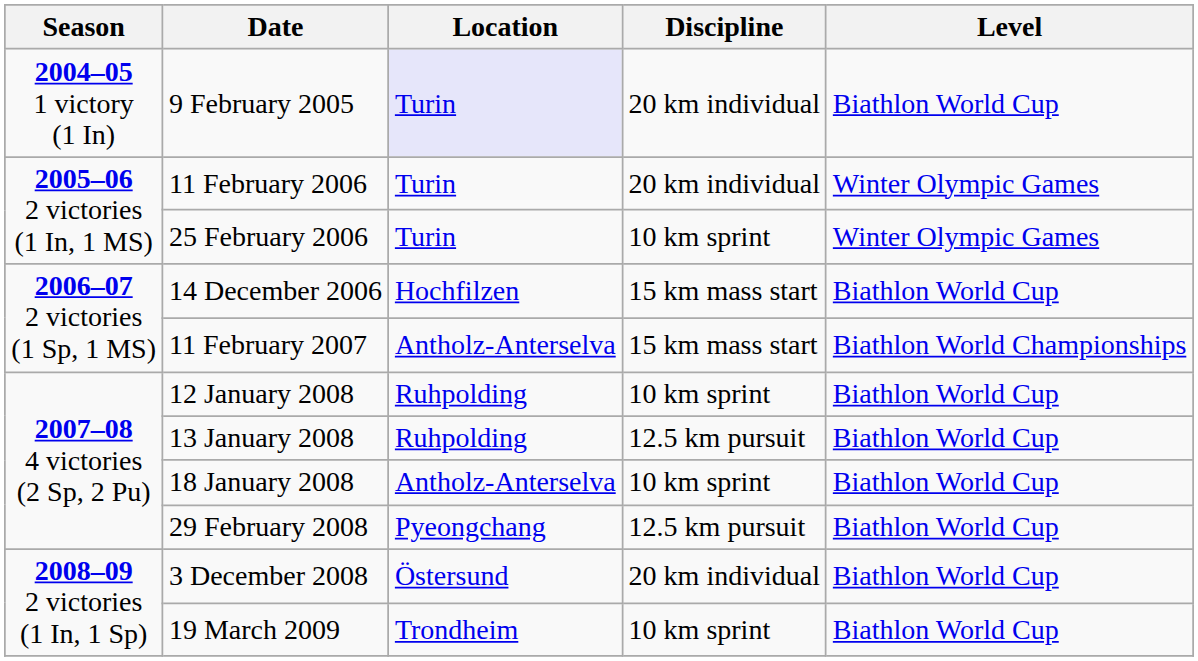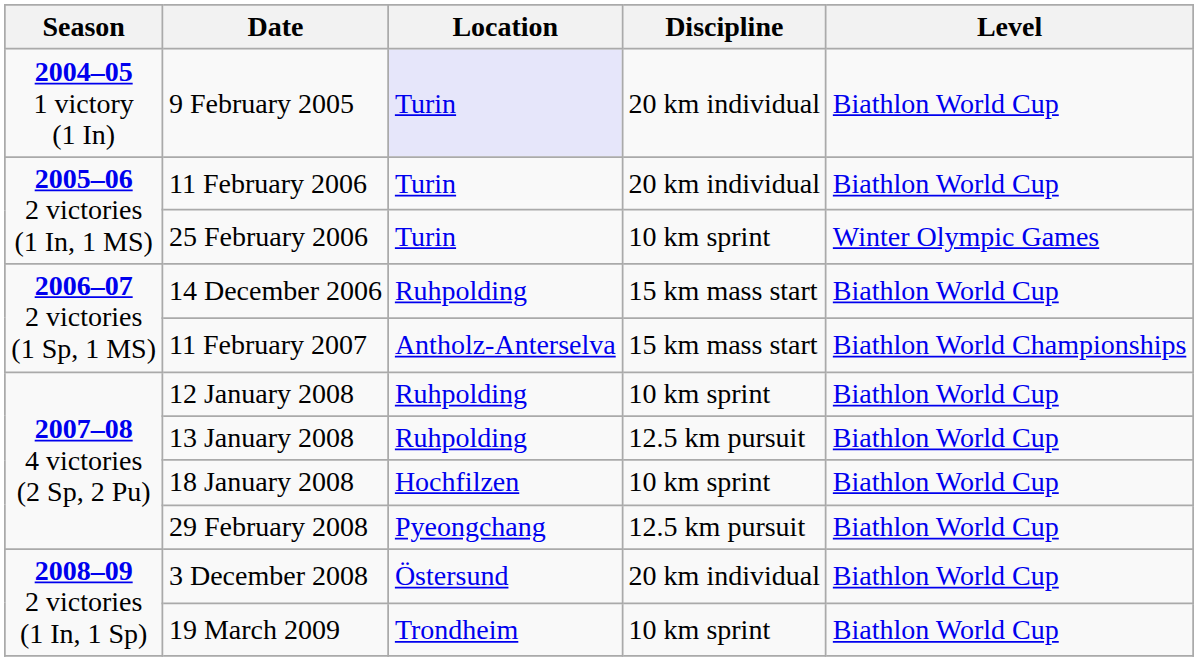(966, 183) Winter Olympic Games -> (946, 183) Biathlon World Cup
(457, 290) Hochfilzen -> (461, 290) Ruhpolding
(505, 482) Antholz-Anterselva -> (457, 482) Hochfilzen
